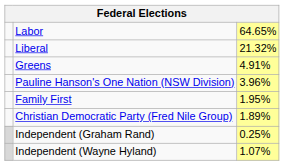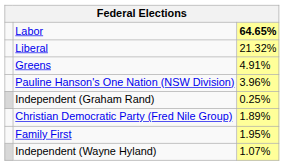(258, 31) normal -> (258, 31) bold
rows swapped: (43, 100) <-> (85, 134)
